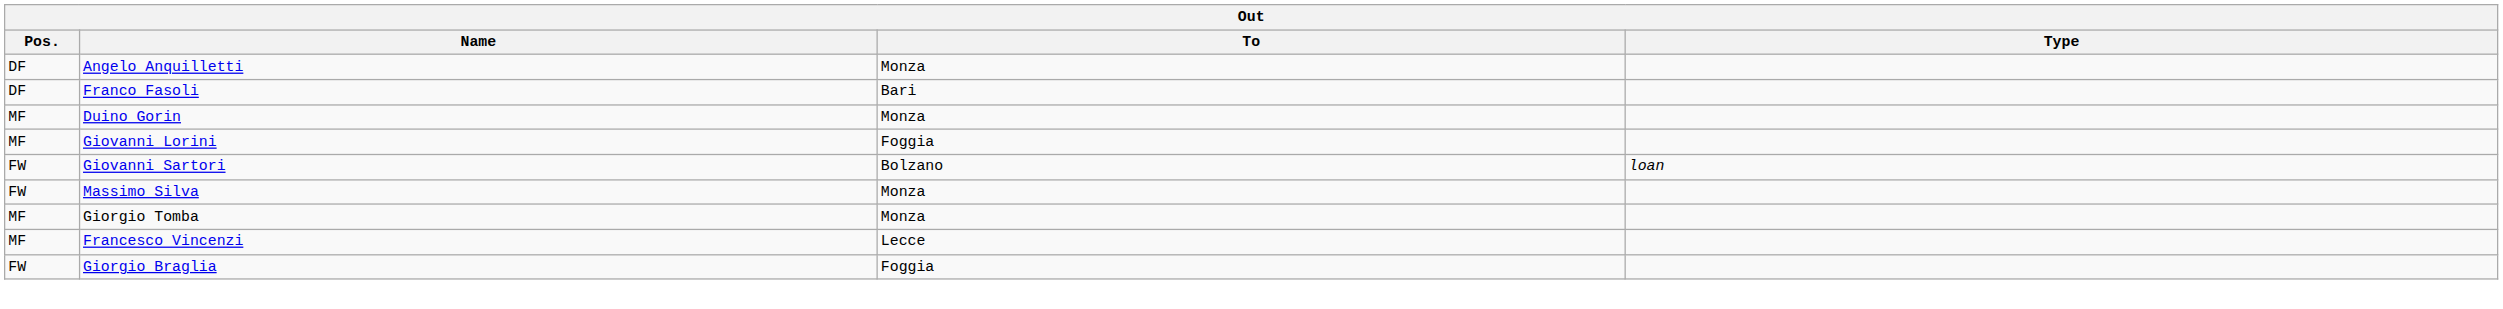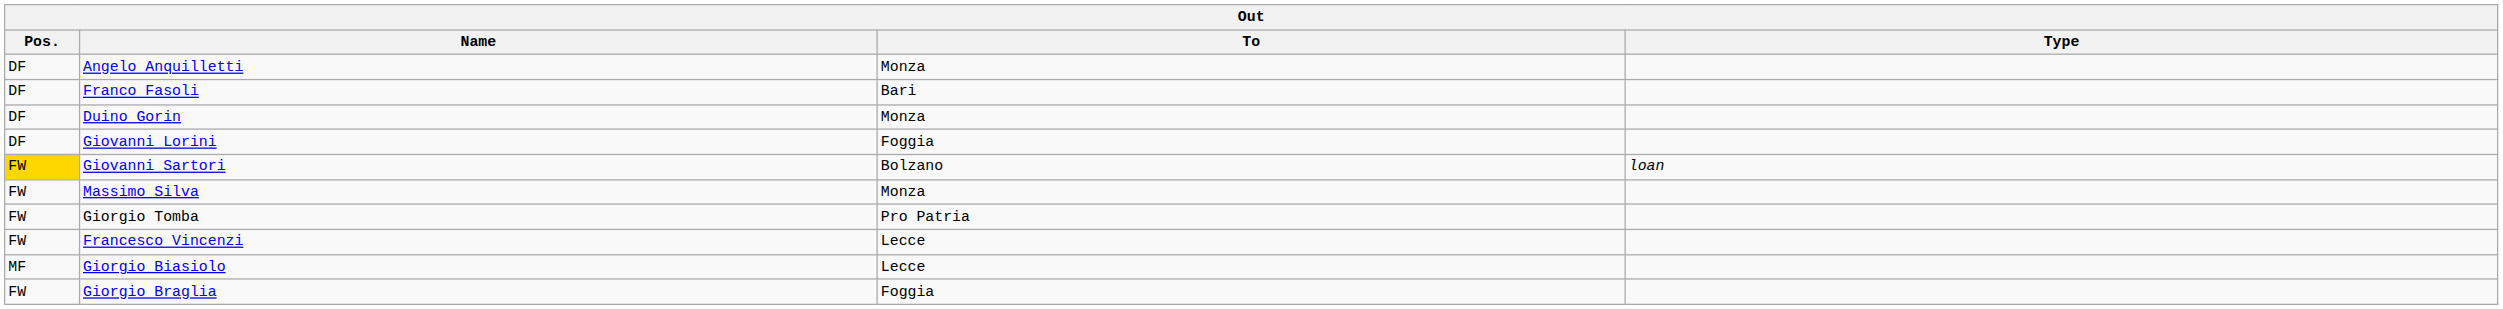(17, 117) MF -> (17, 117) DF
(17, 142) MF -> (17, 142) DF
(17, 167) no background -> (17, 167) gold background
(17, 217) MF -> (17, 217) FW
(903, 217) Monza -> (925, 217) Pro Patria
(17, 241) MF -> (17, 241) FW
+ row: (154, 266)
